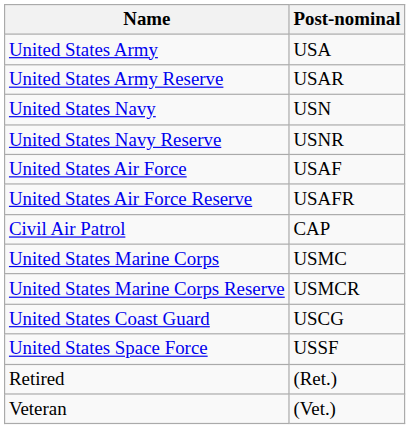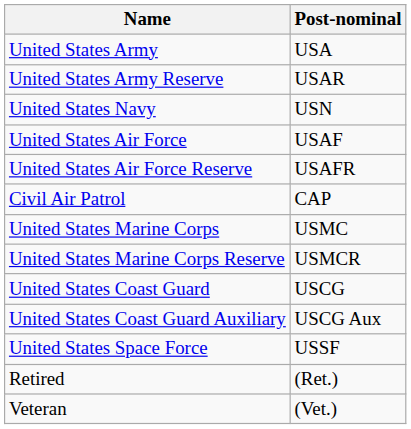- row: (115, 139)
+ row: (147, 318)
